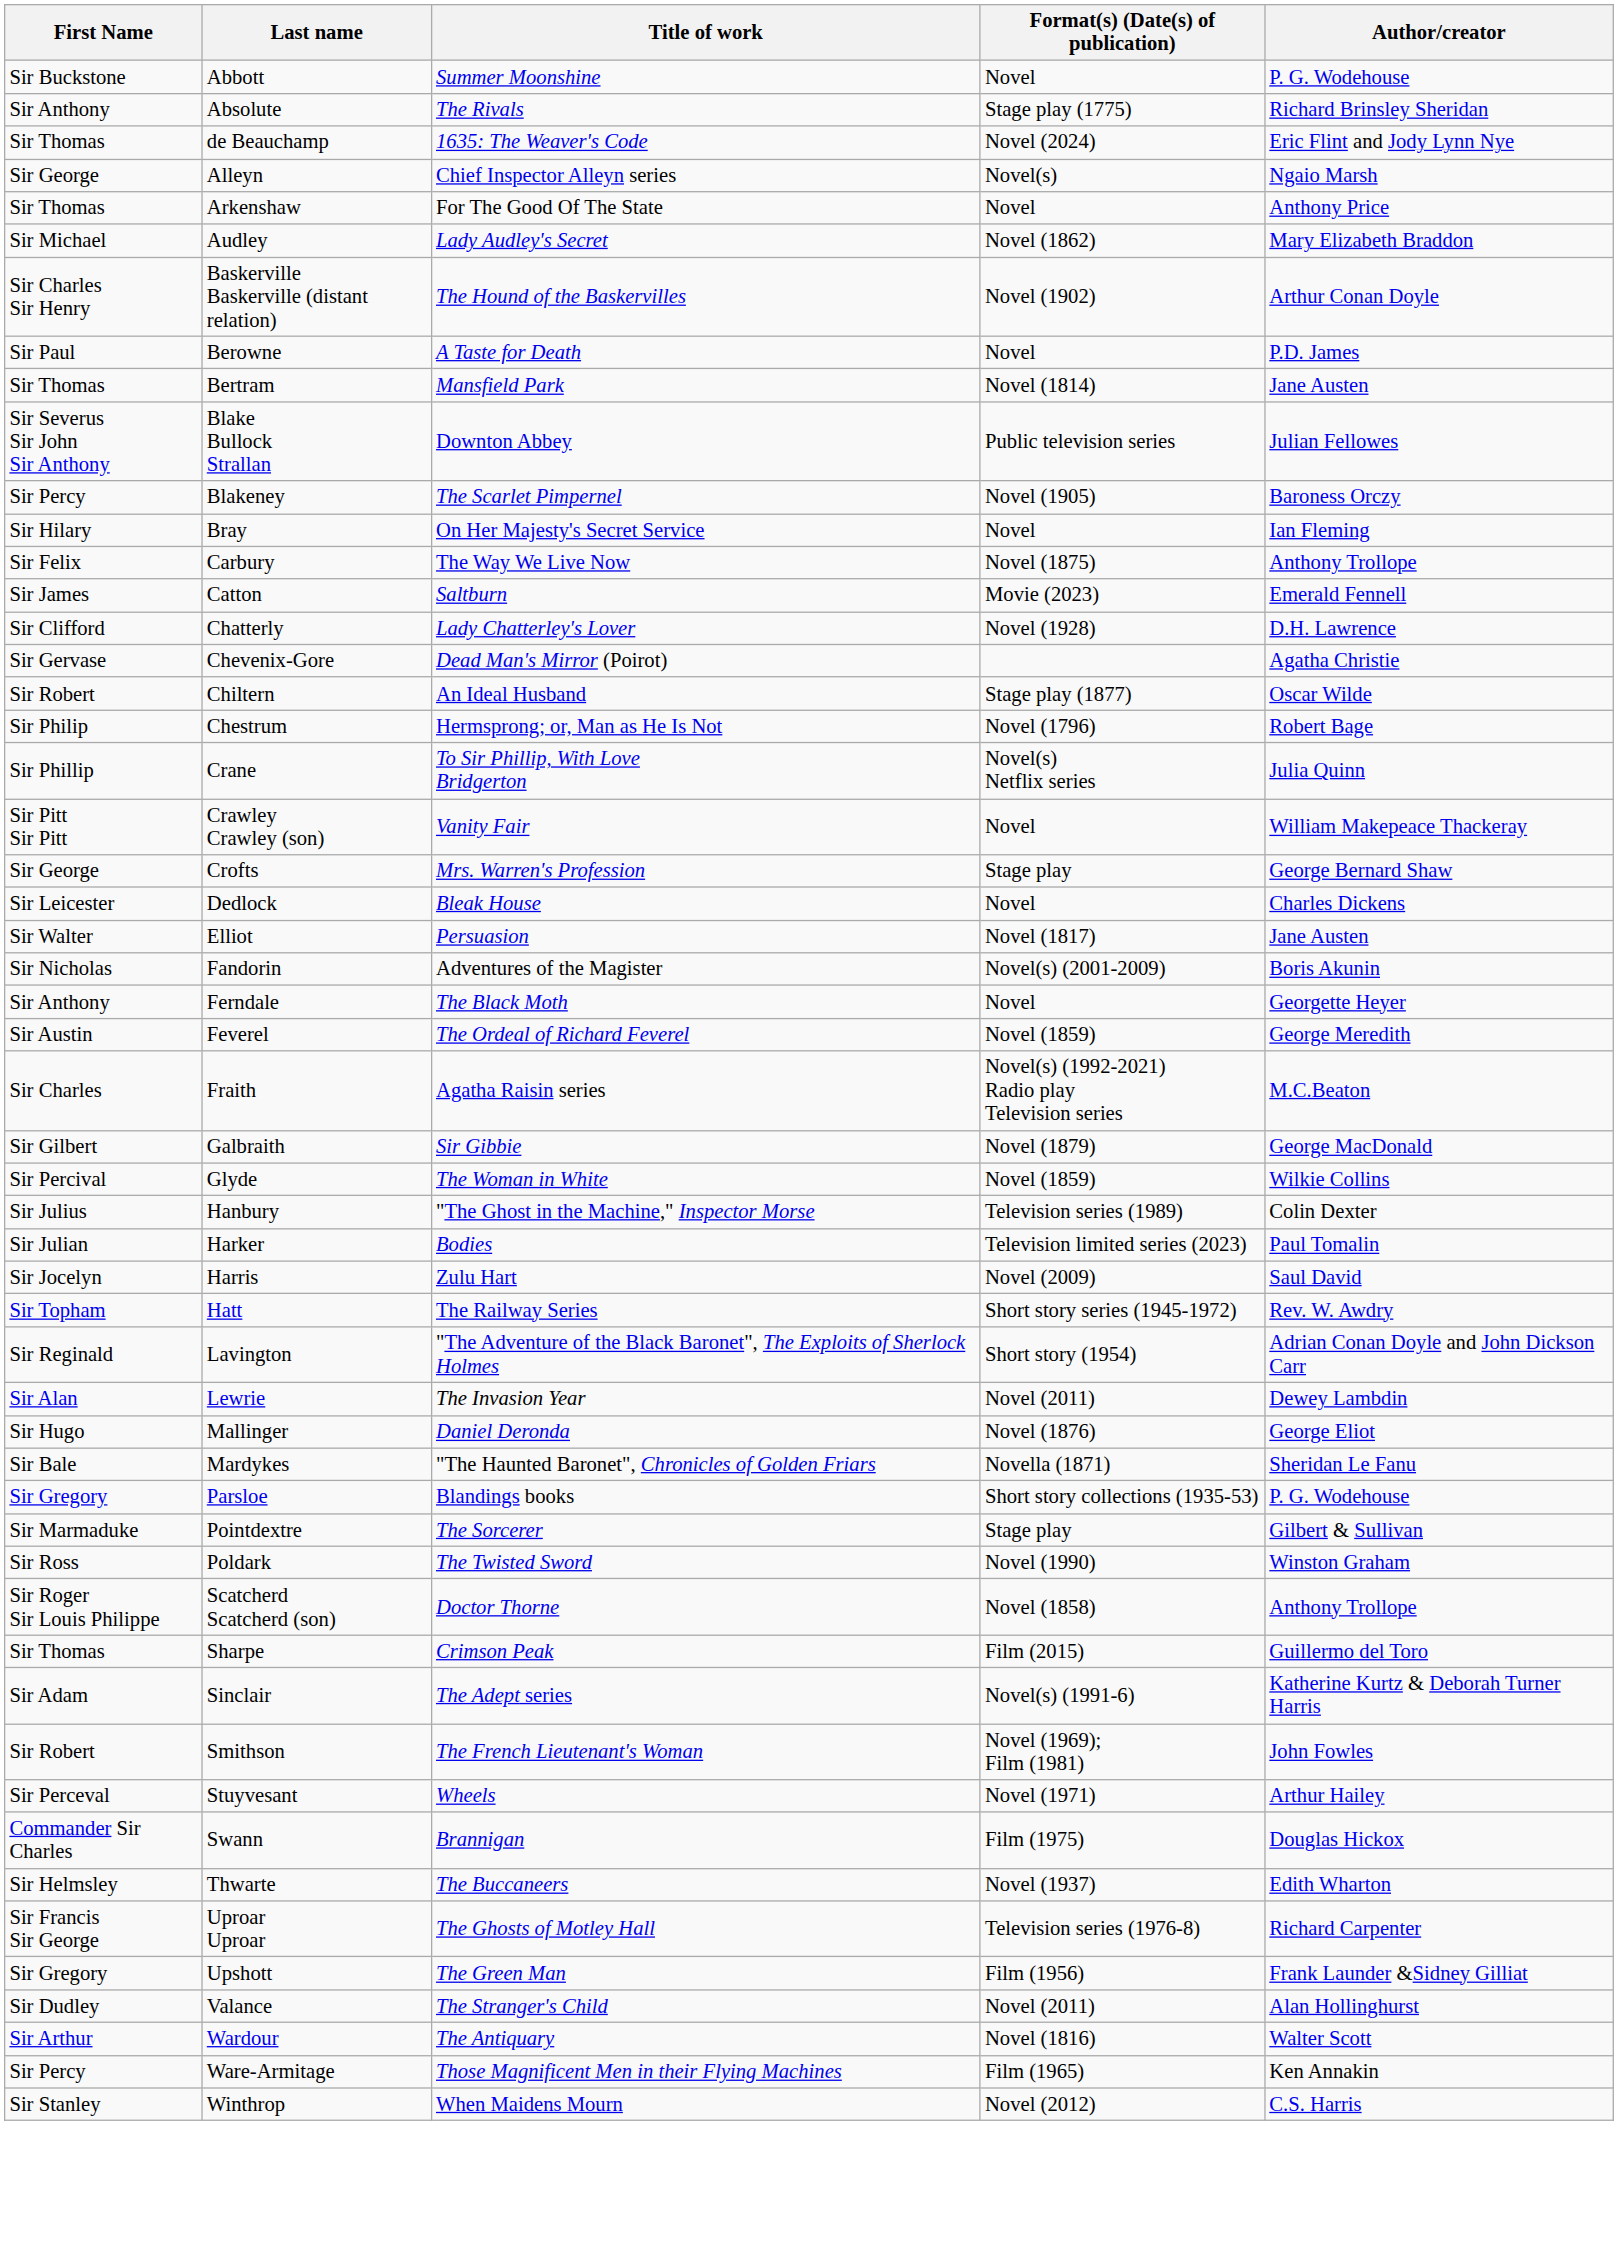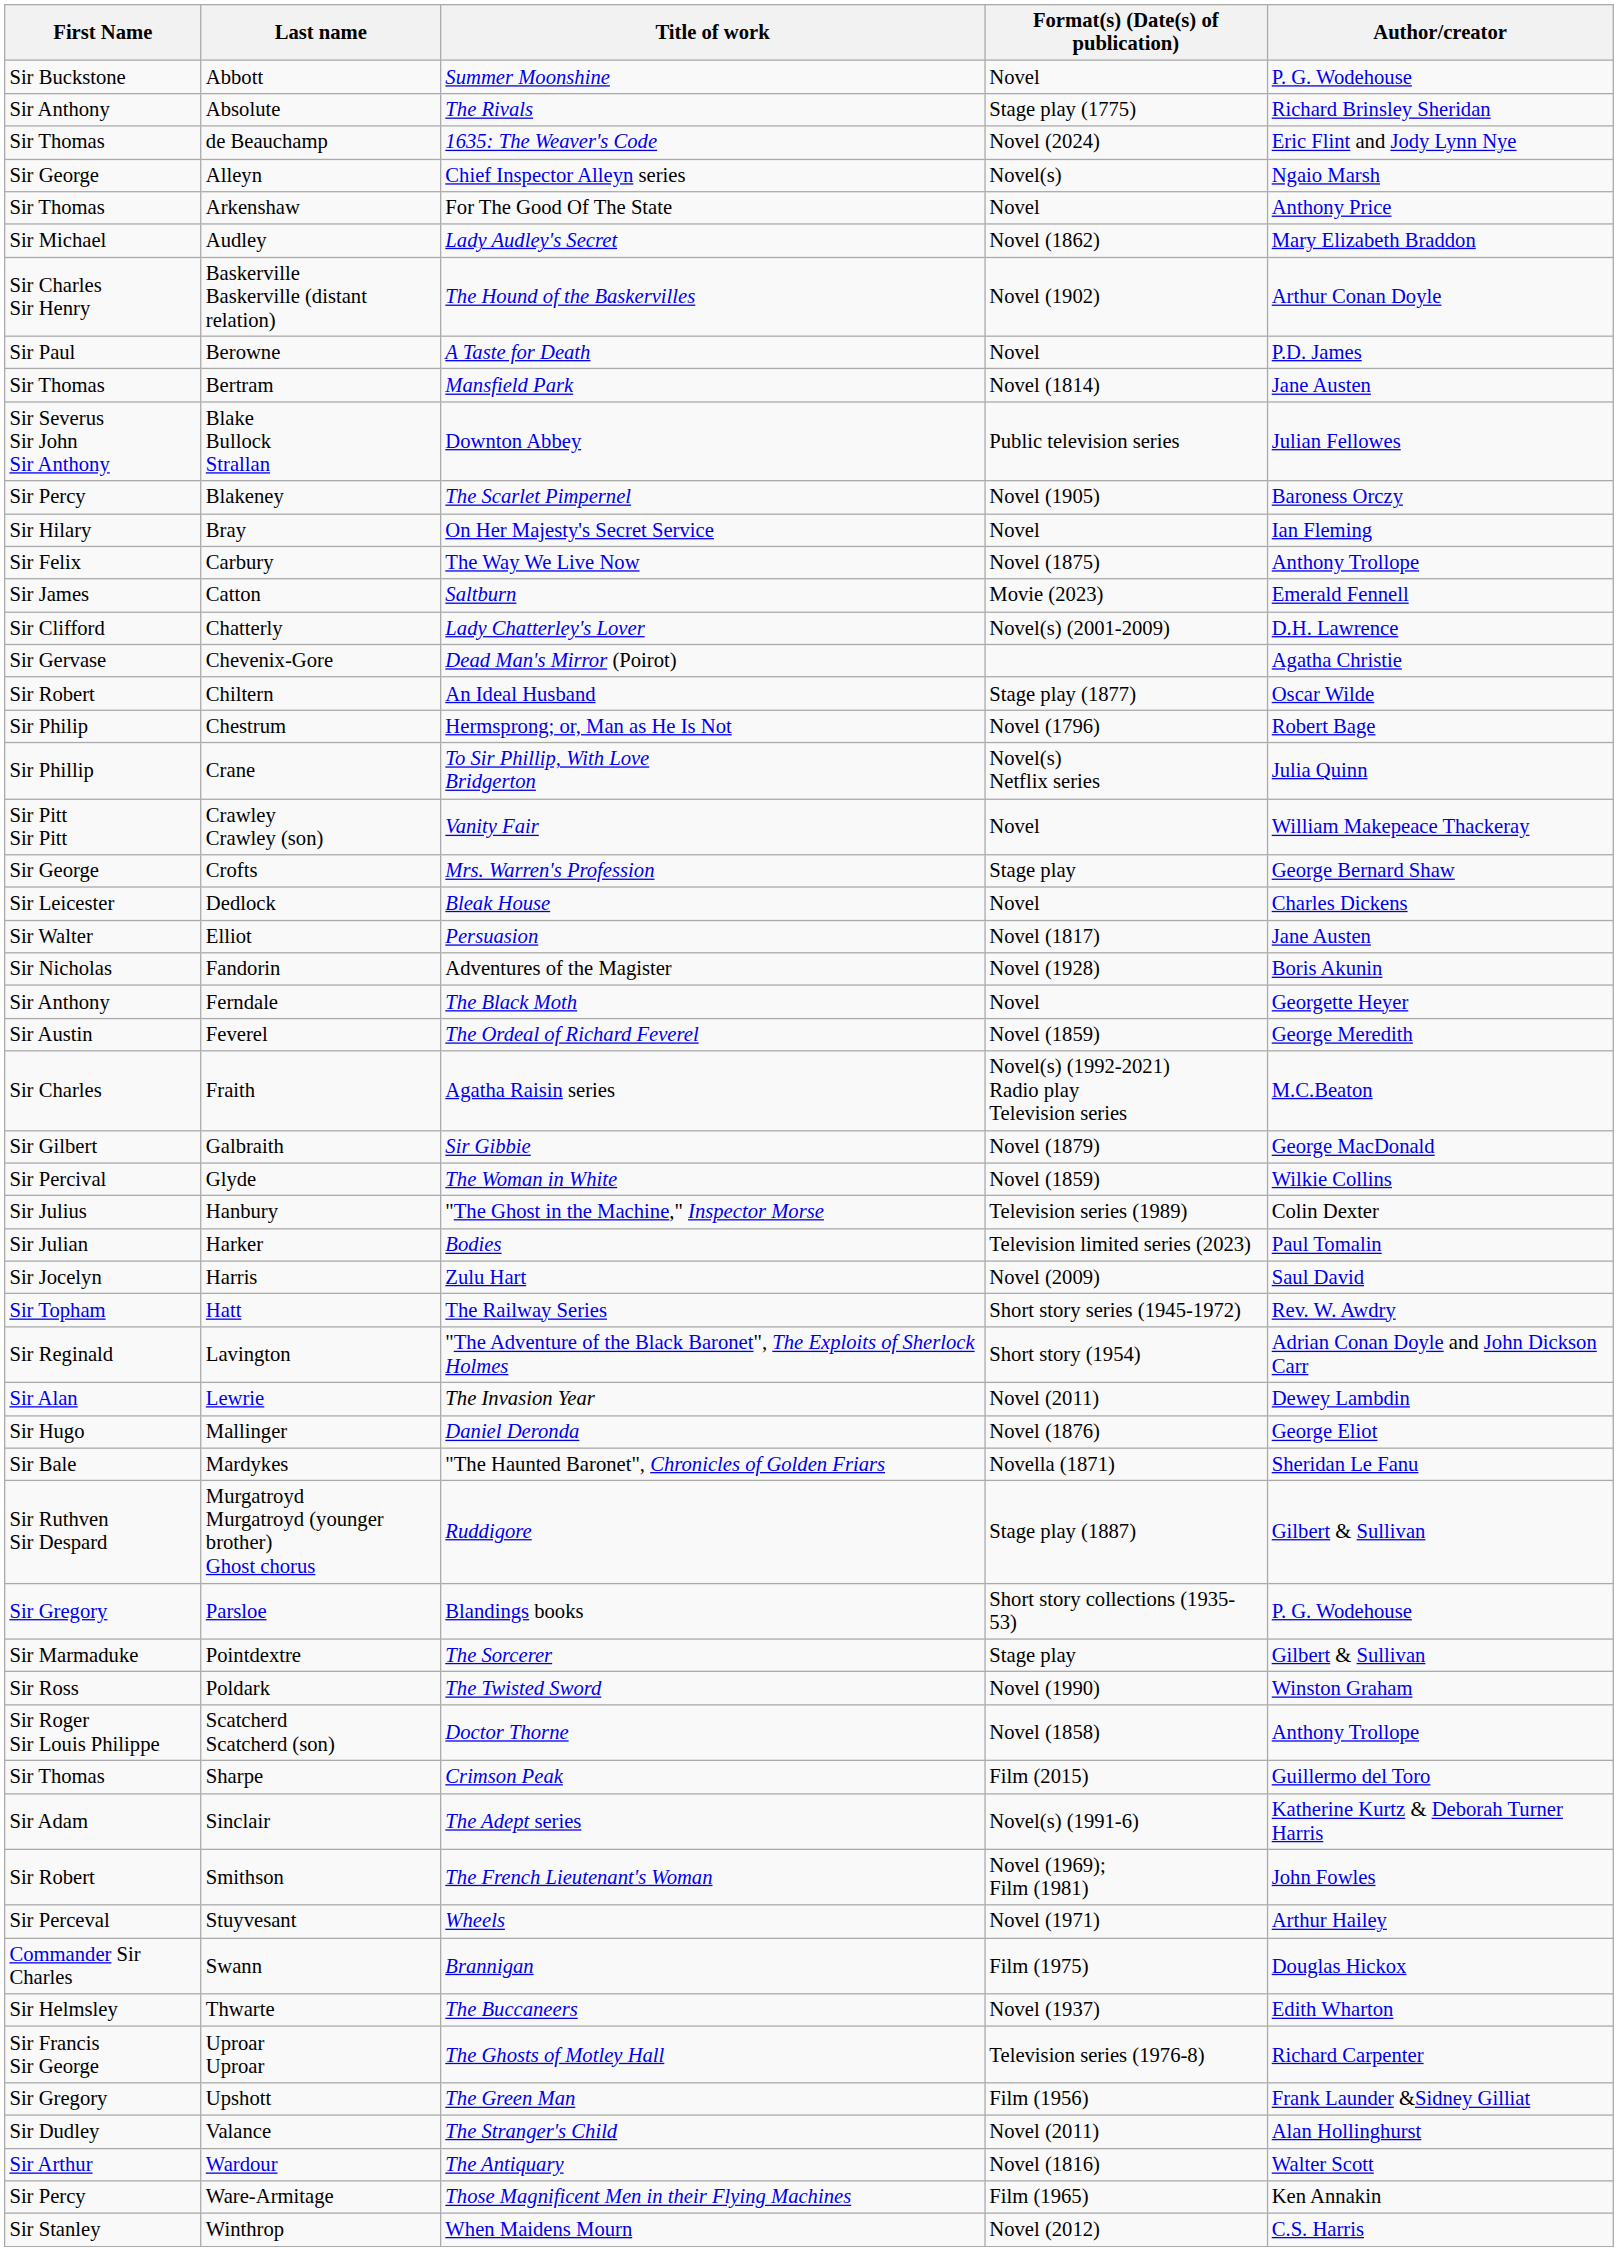(1040, 627) Novel (1928) -> (1080, 627) Novel(s) (2001-2009)
(1075, 969) Novel(s) (2001-2009) -> (1045, 969) Novel (1928)
+ row: (295, 1531)
